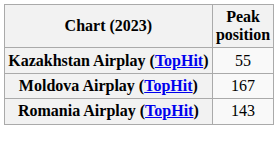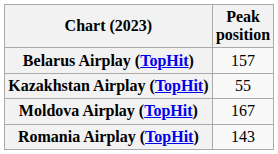+ row: (108, 60)
